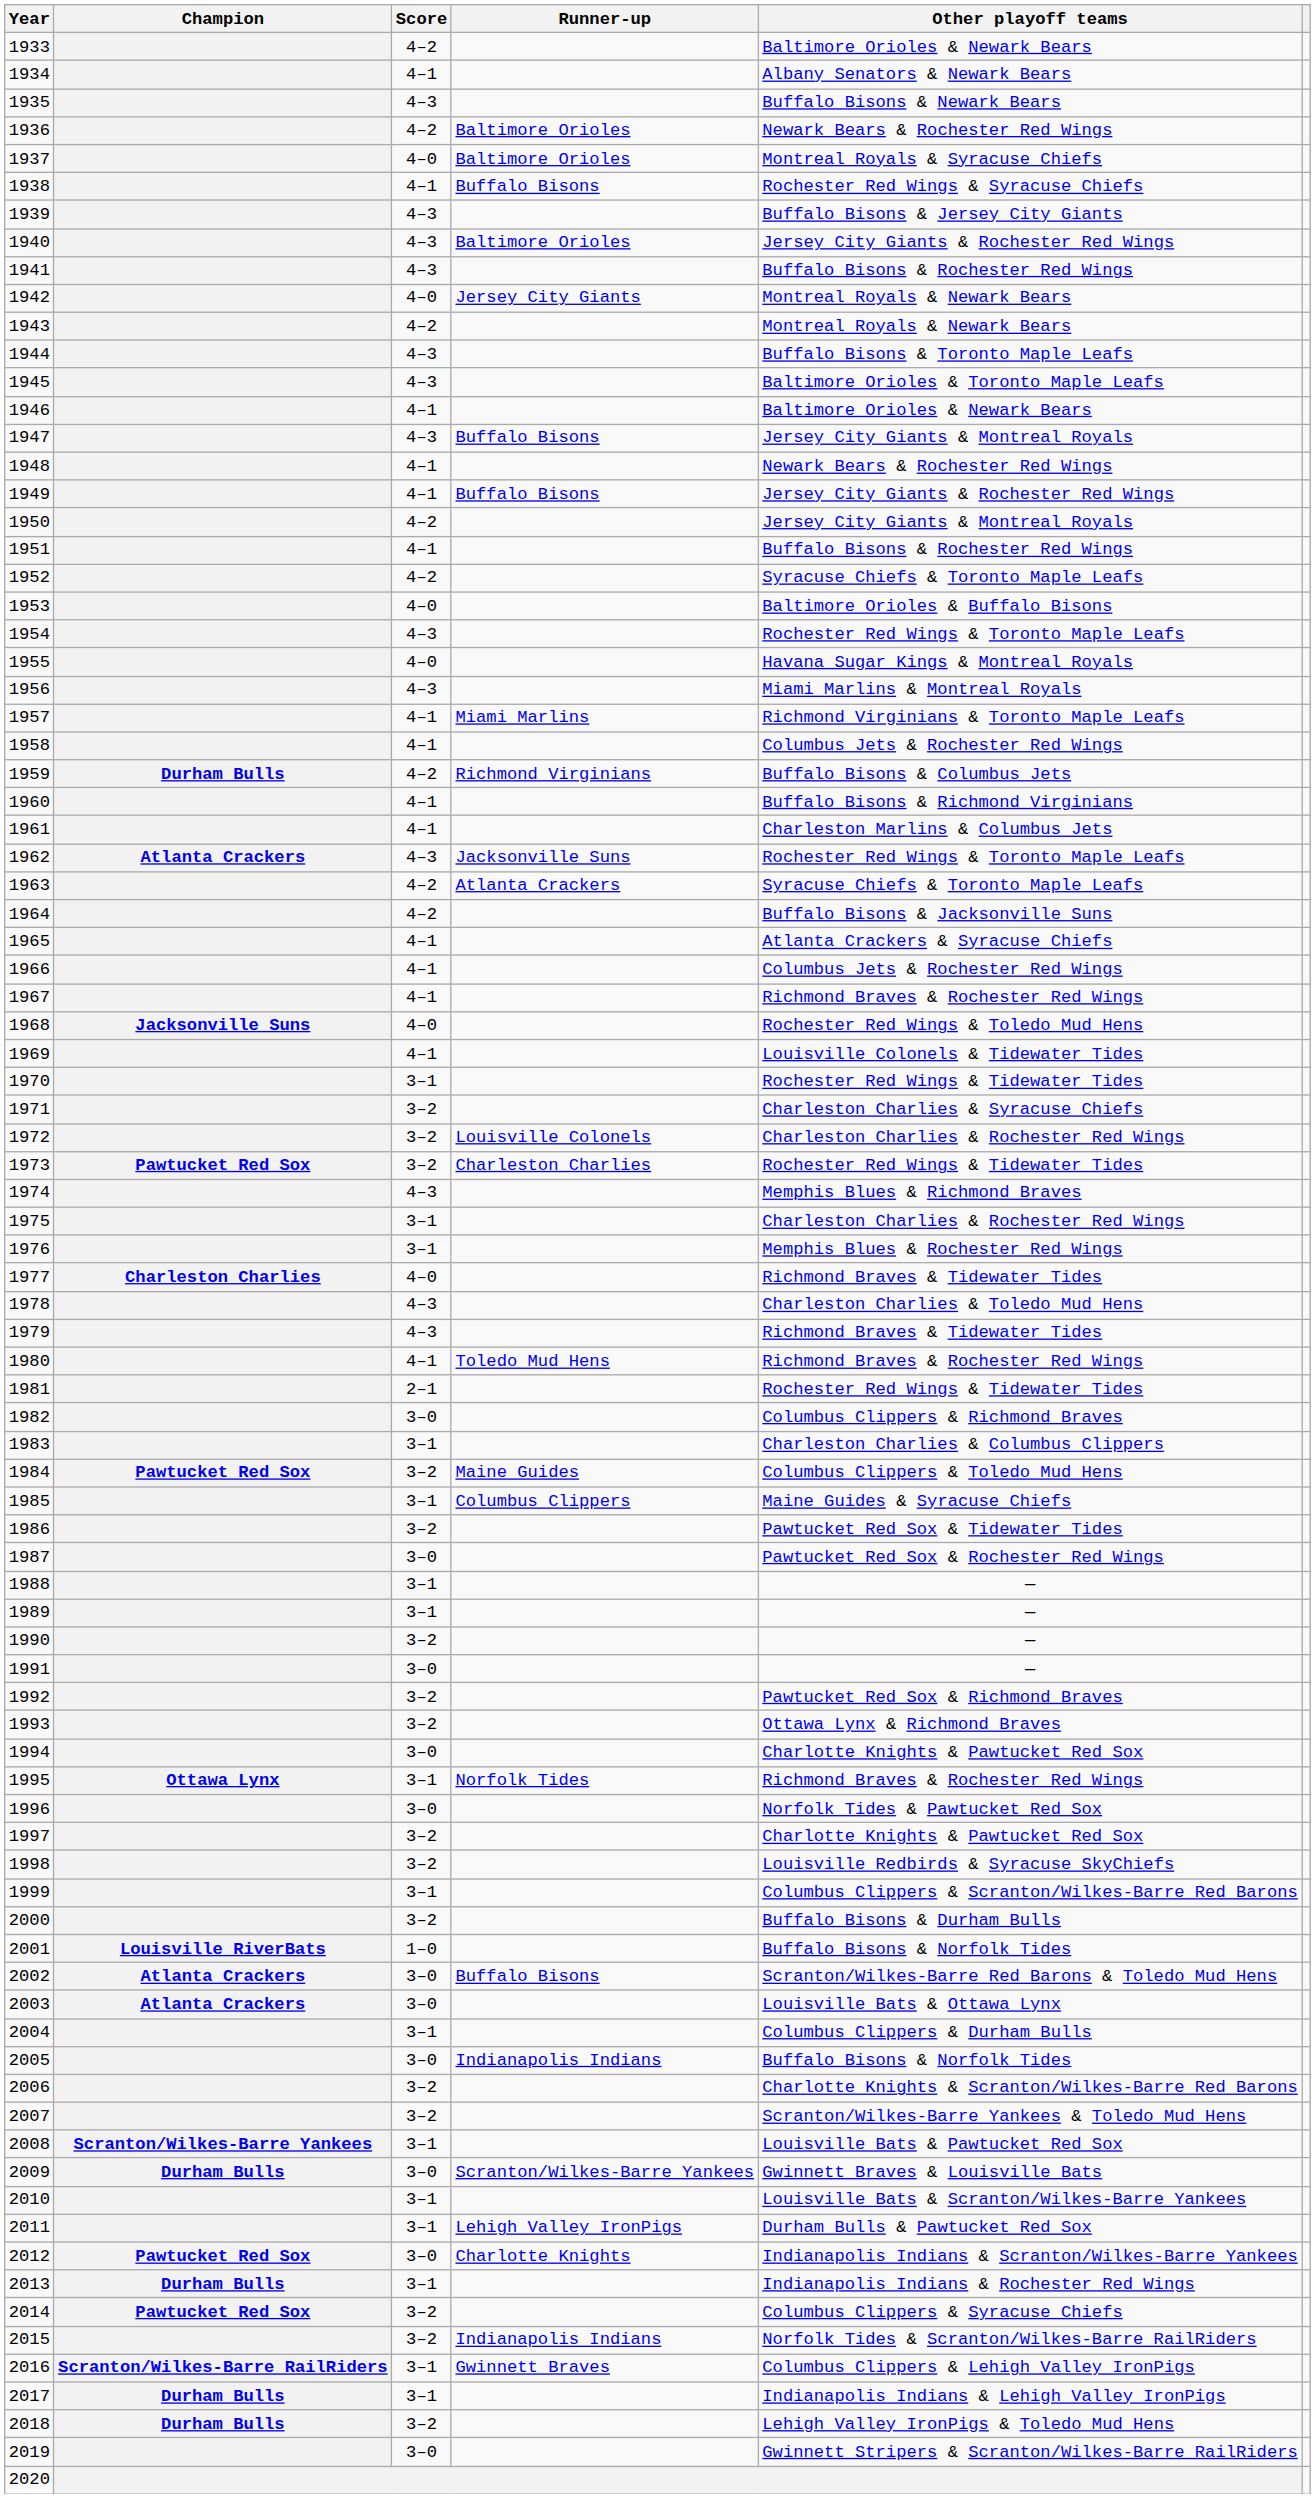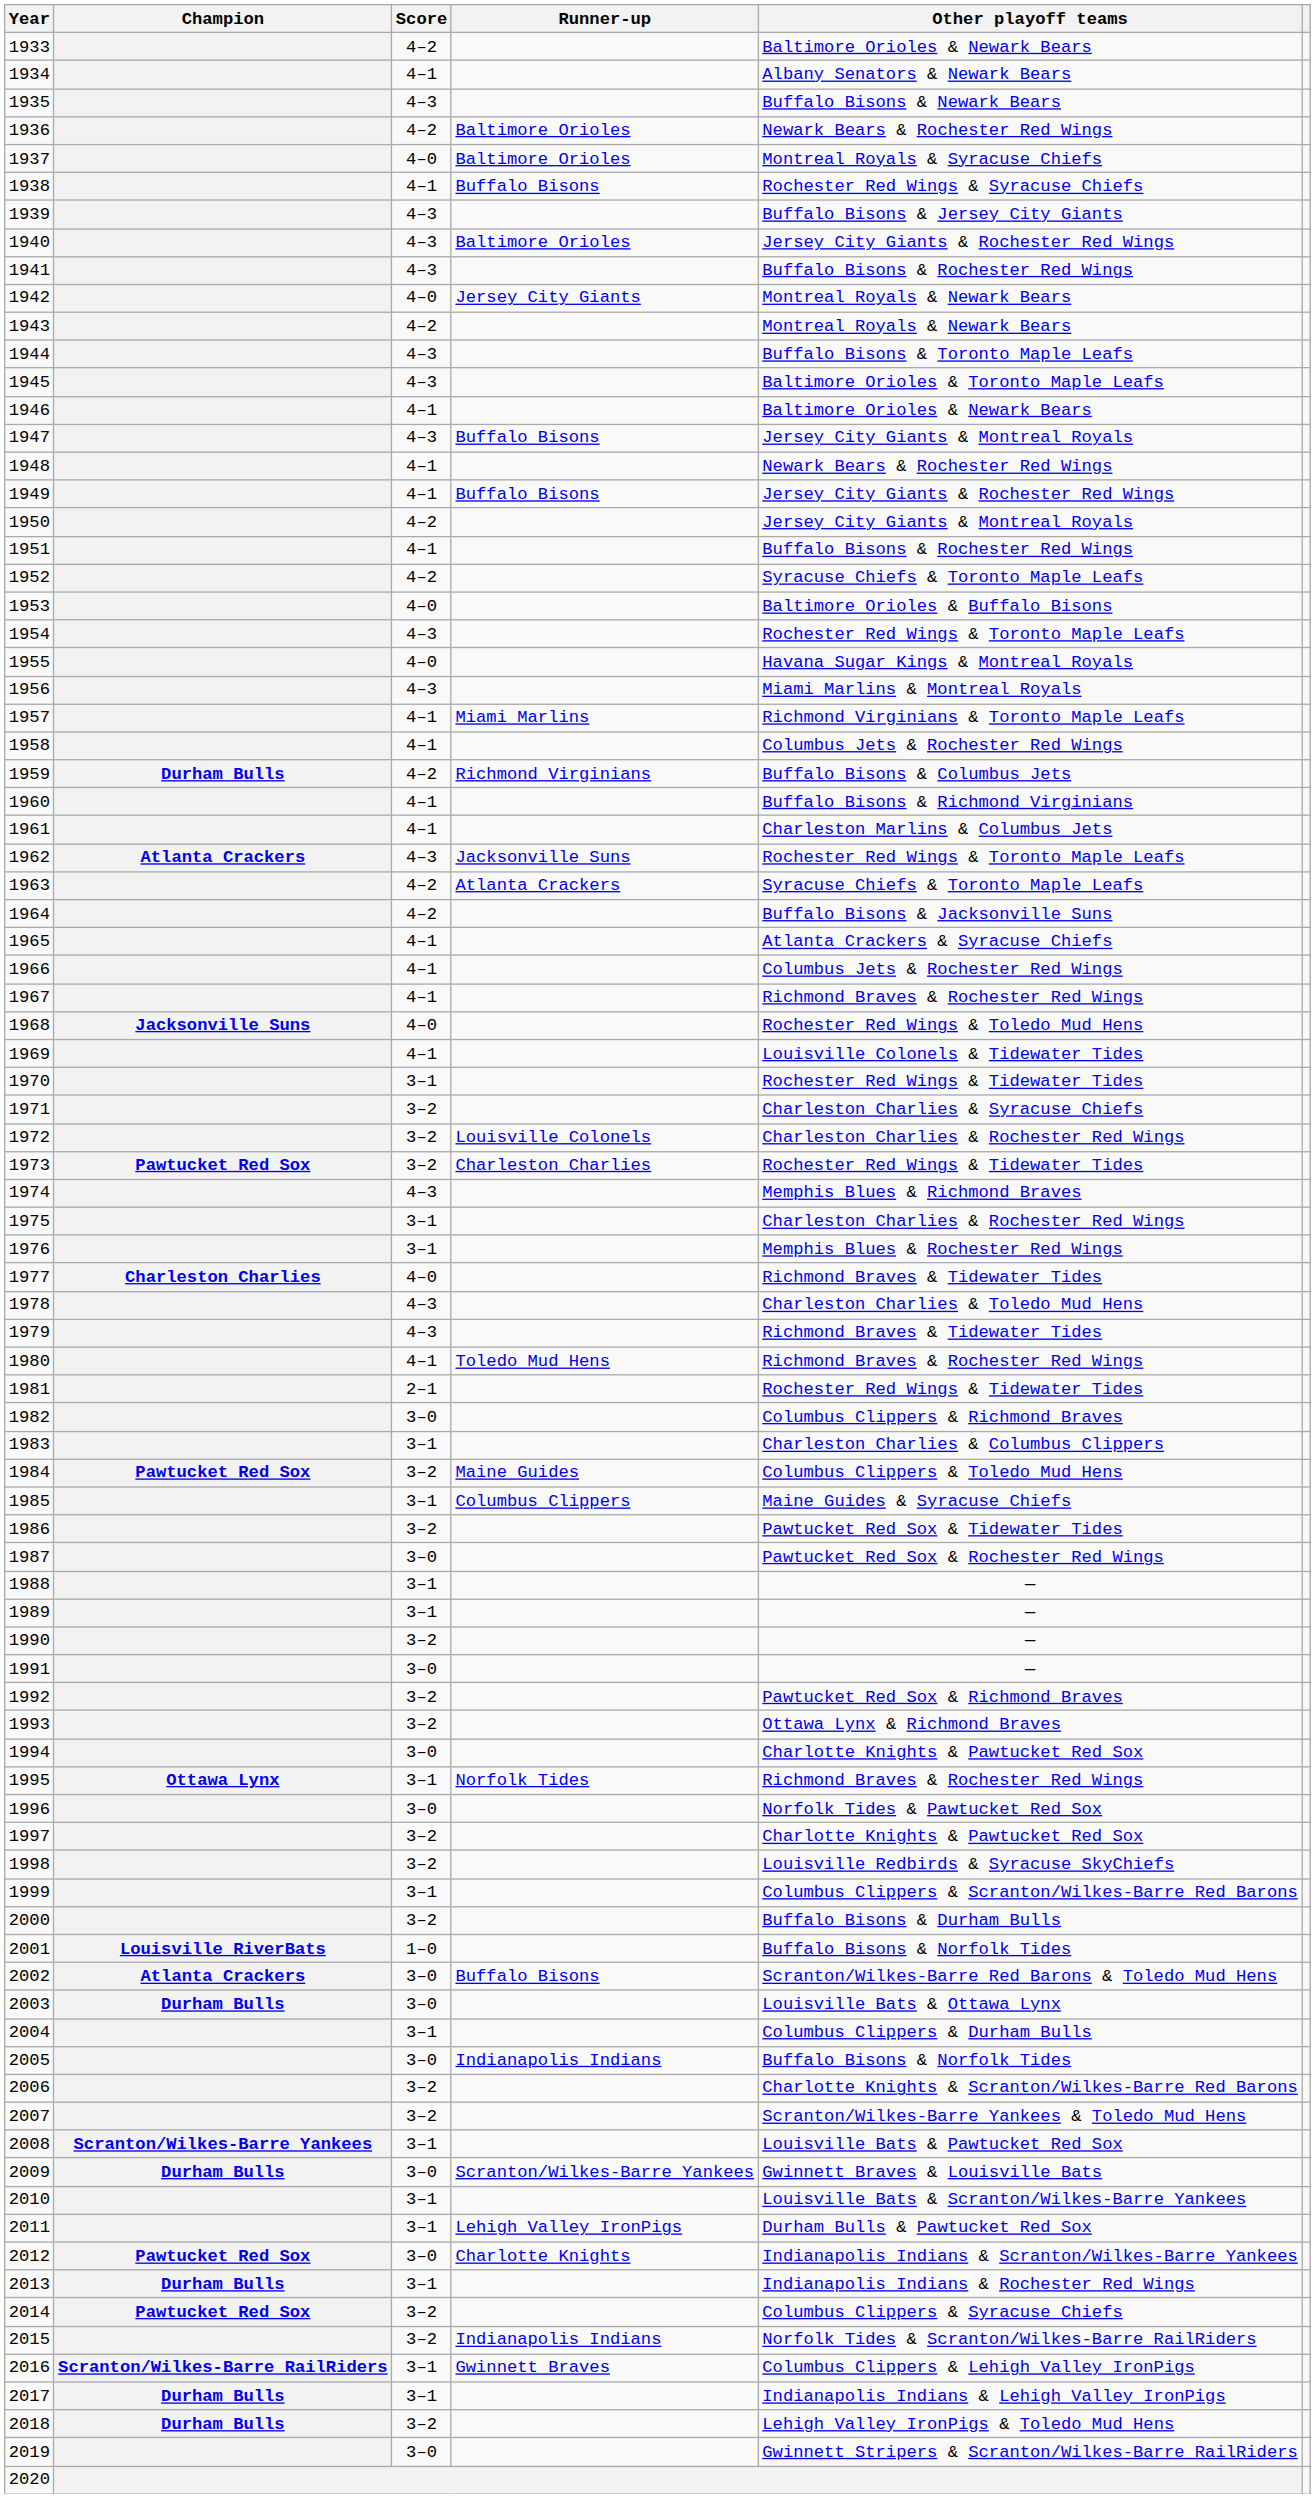(223, 2004) Atlanta Crackers -> (223, 2004) Durham Bulls
